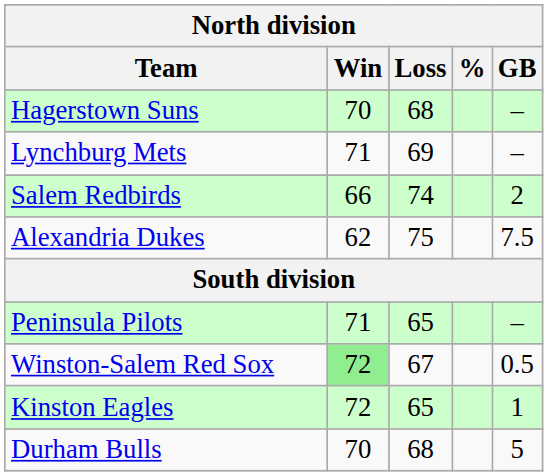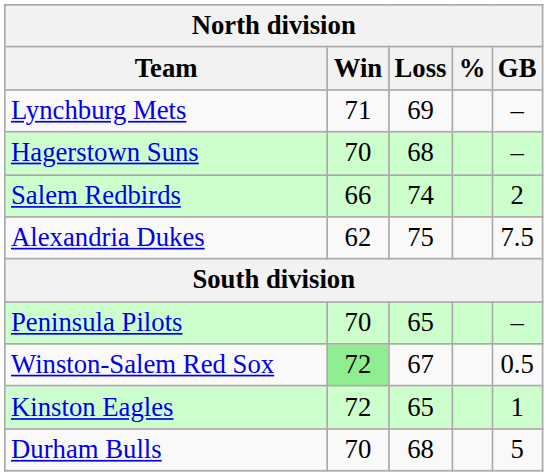rows swapped: (105, 110) <-> (99, 152)
(358, 322) 71 -> (358, 322) 70
